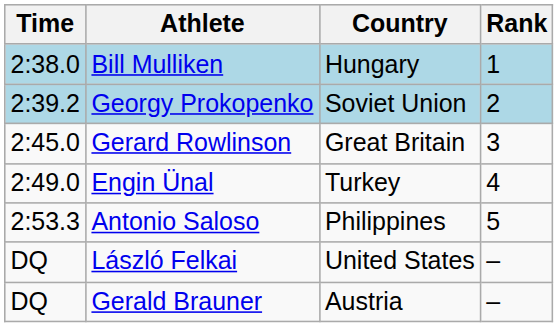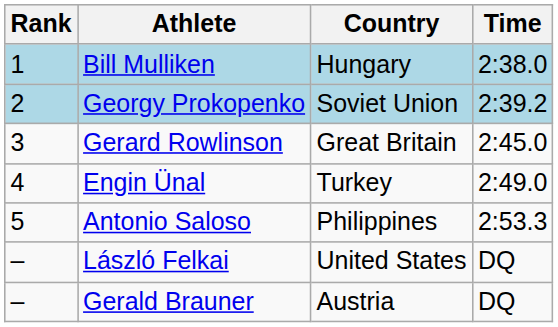columns swapped: (517, 24) <-> (45, 24)
